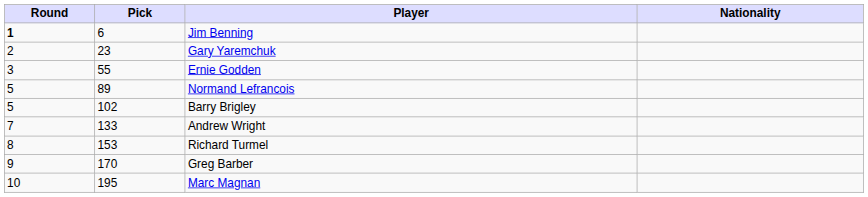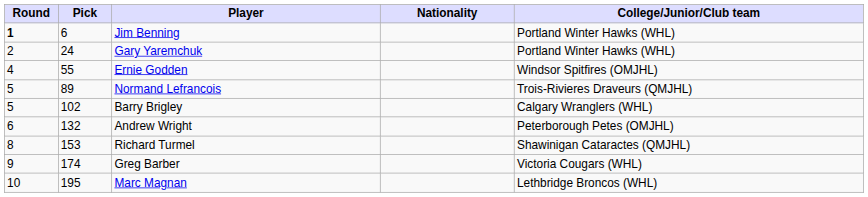+ column: (689, 13)
(104, 51) 23 -> (67, 51) 24
(10, 70) 3 -> (10, 70) 4
(10, 126) 7 -> (10, 126) 6
(107, 126) 133 -> (71, 126) 132
(107, 164) 170 -> (71, 164) 174
